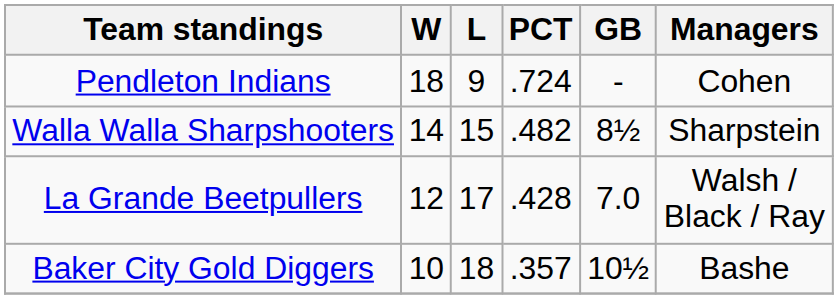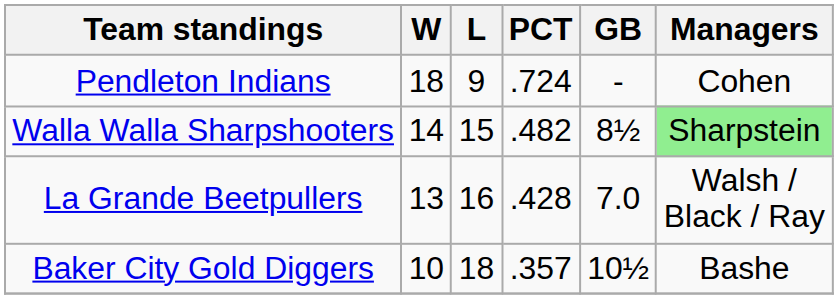(744, 130) no background -> (744, 130) lightgreen background
(426, 199) 12 -> (426, 199) 13
(476, 199) 17 -> (476, 199) 16
